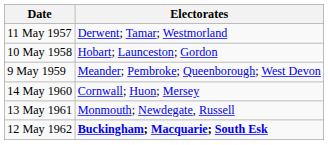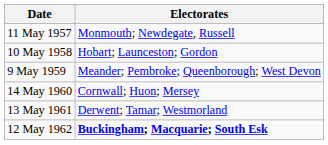(152, 33) Derwent; Tamar; Westmorland -> (156, 33) Monmouth; Newdegate, Russell
(156, 110) Monmouth; Newdegate, Russell -> (152, 110) Derwent; Tamar; Westmorland
